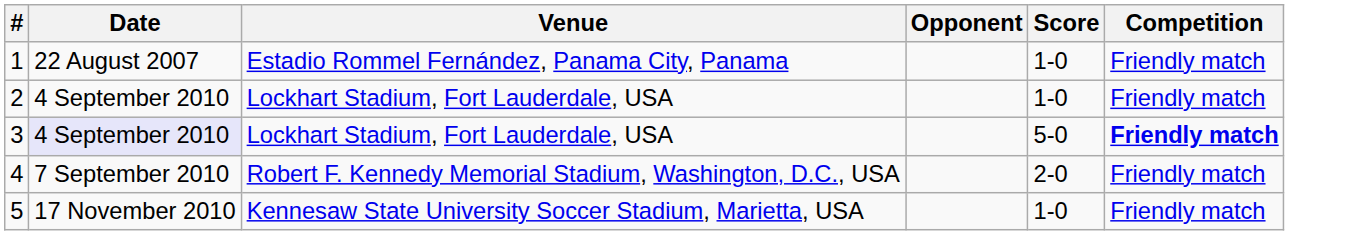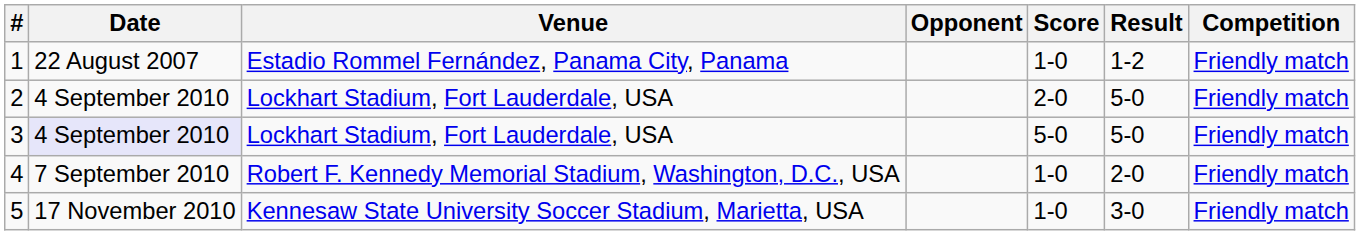+ column: (1146, 23)
(1051, 98) 1-0 -> (1051, 98) 2-0
(1194, 135) bold -> (1271, 135) normal
(1051, 173) 2-0 -> (1051, 173) 1-0
